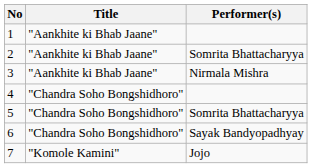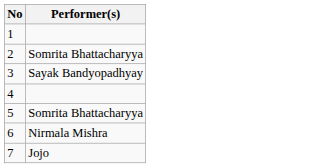- column: (106, 14)
(229, 73) Nirmala Mishra -> (86, 73) Sayak Bandyopadhyay
(246, 133) Sayak Bandyopadhyay -> (68, 133) Nirmala Mishra
